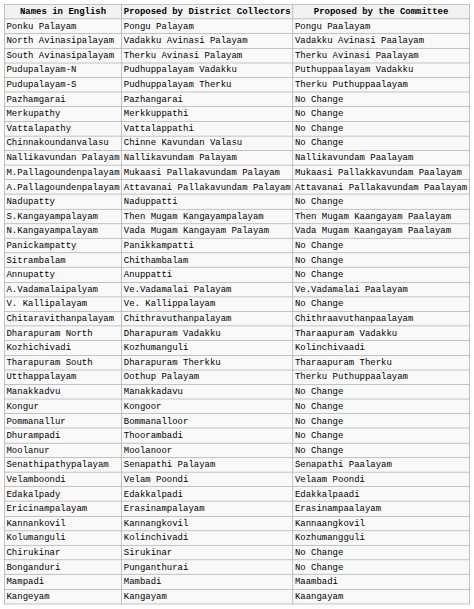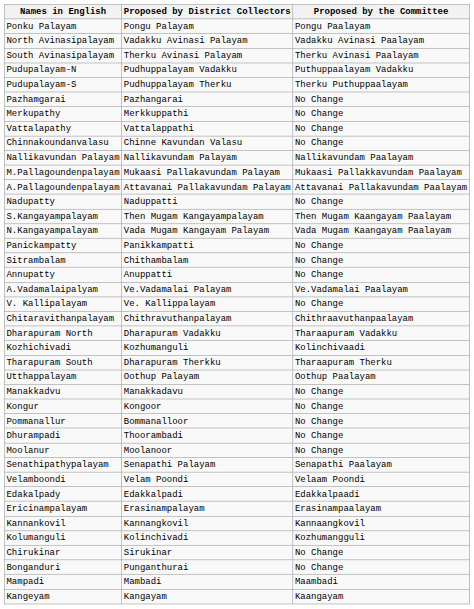(351, 377) Therku Puthuppaalayam -> (335, 377) Oothup Paalayam
